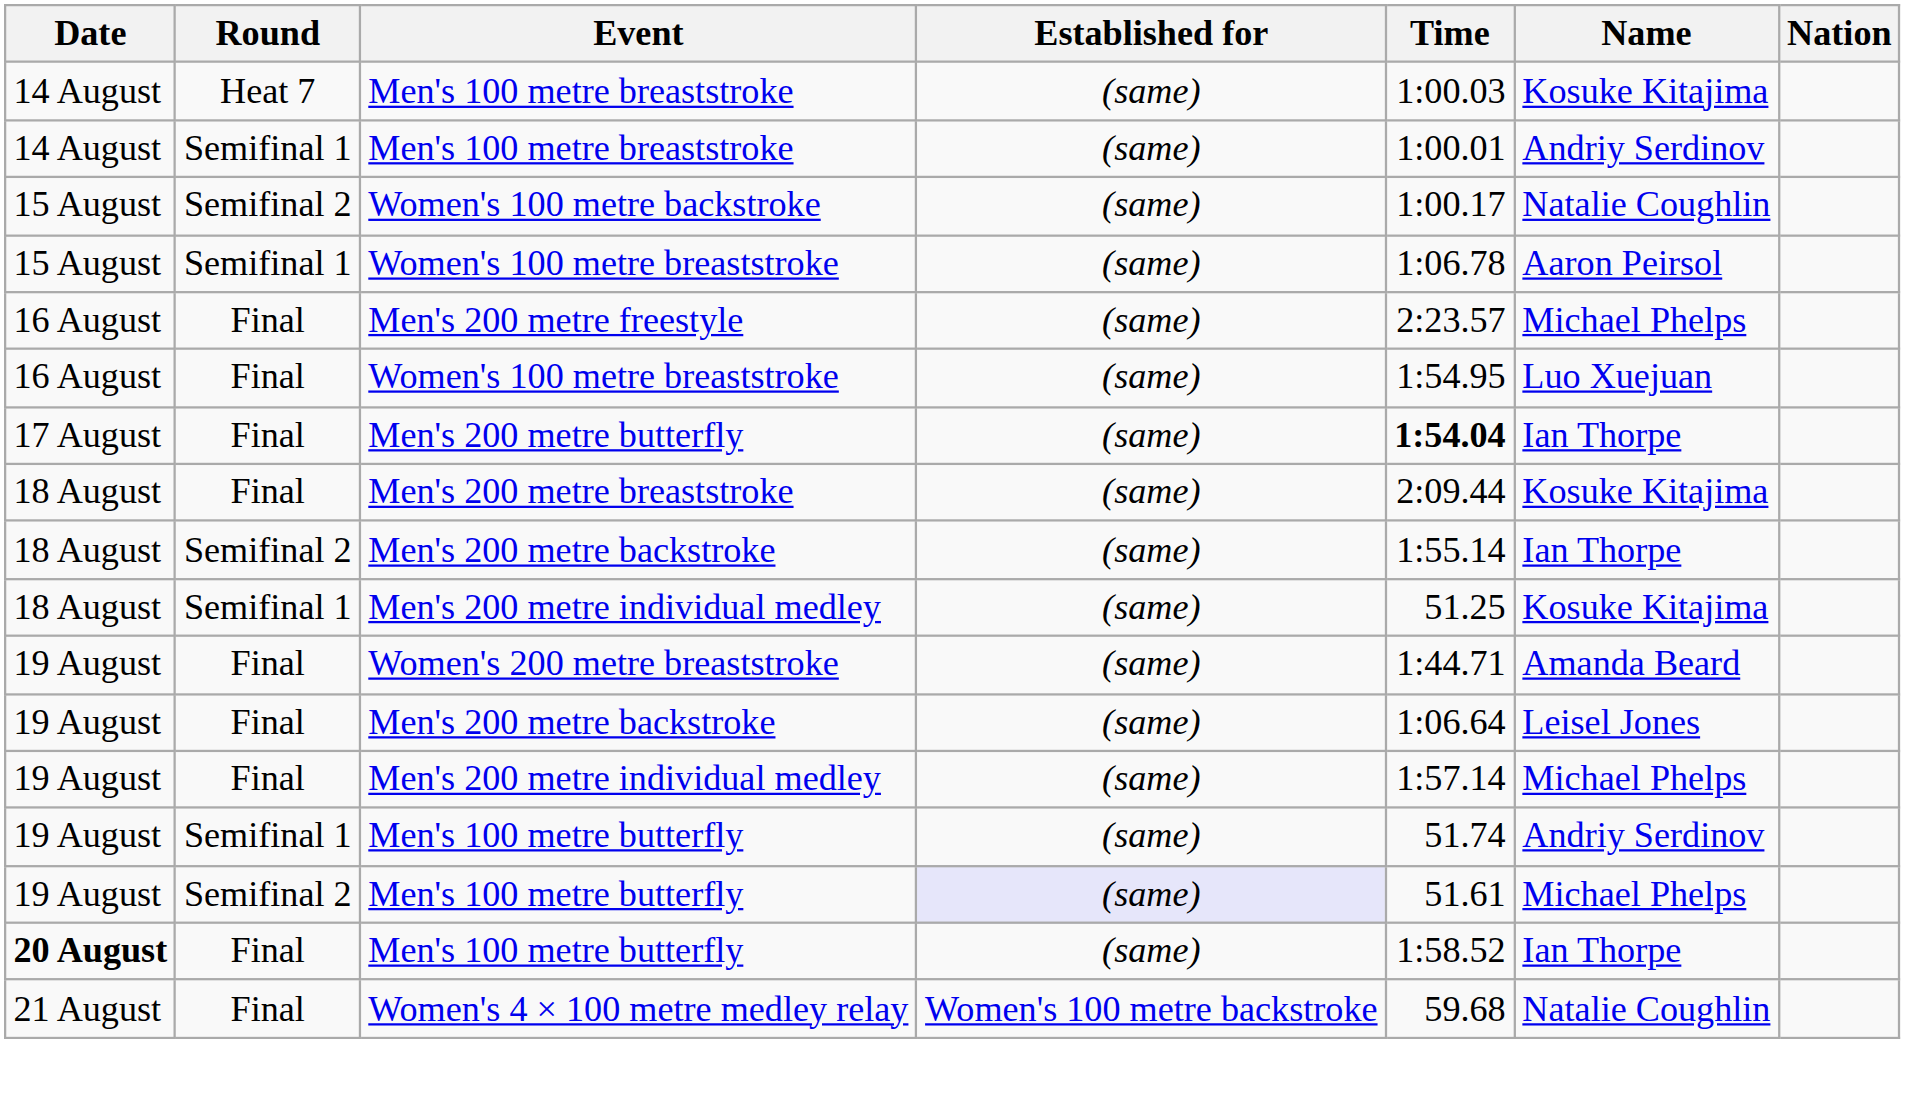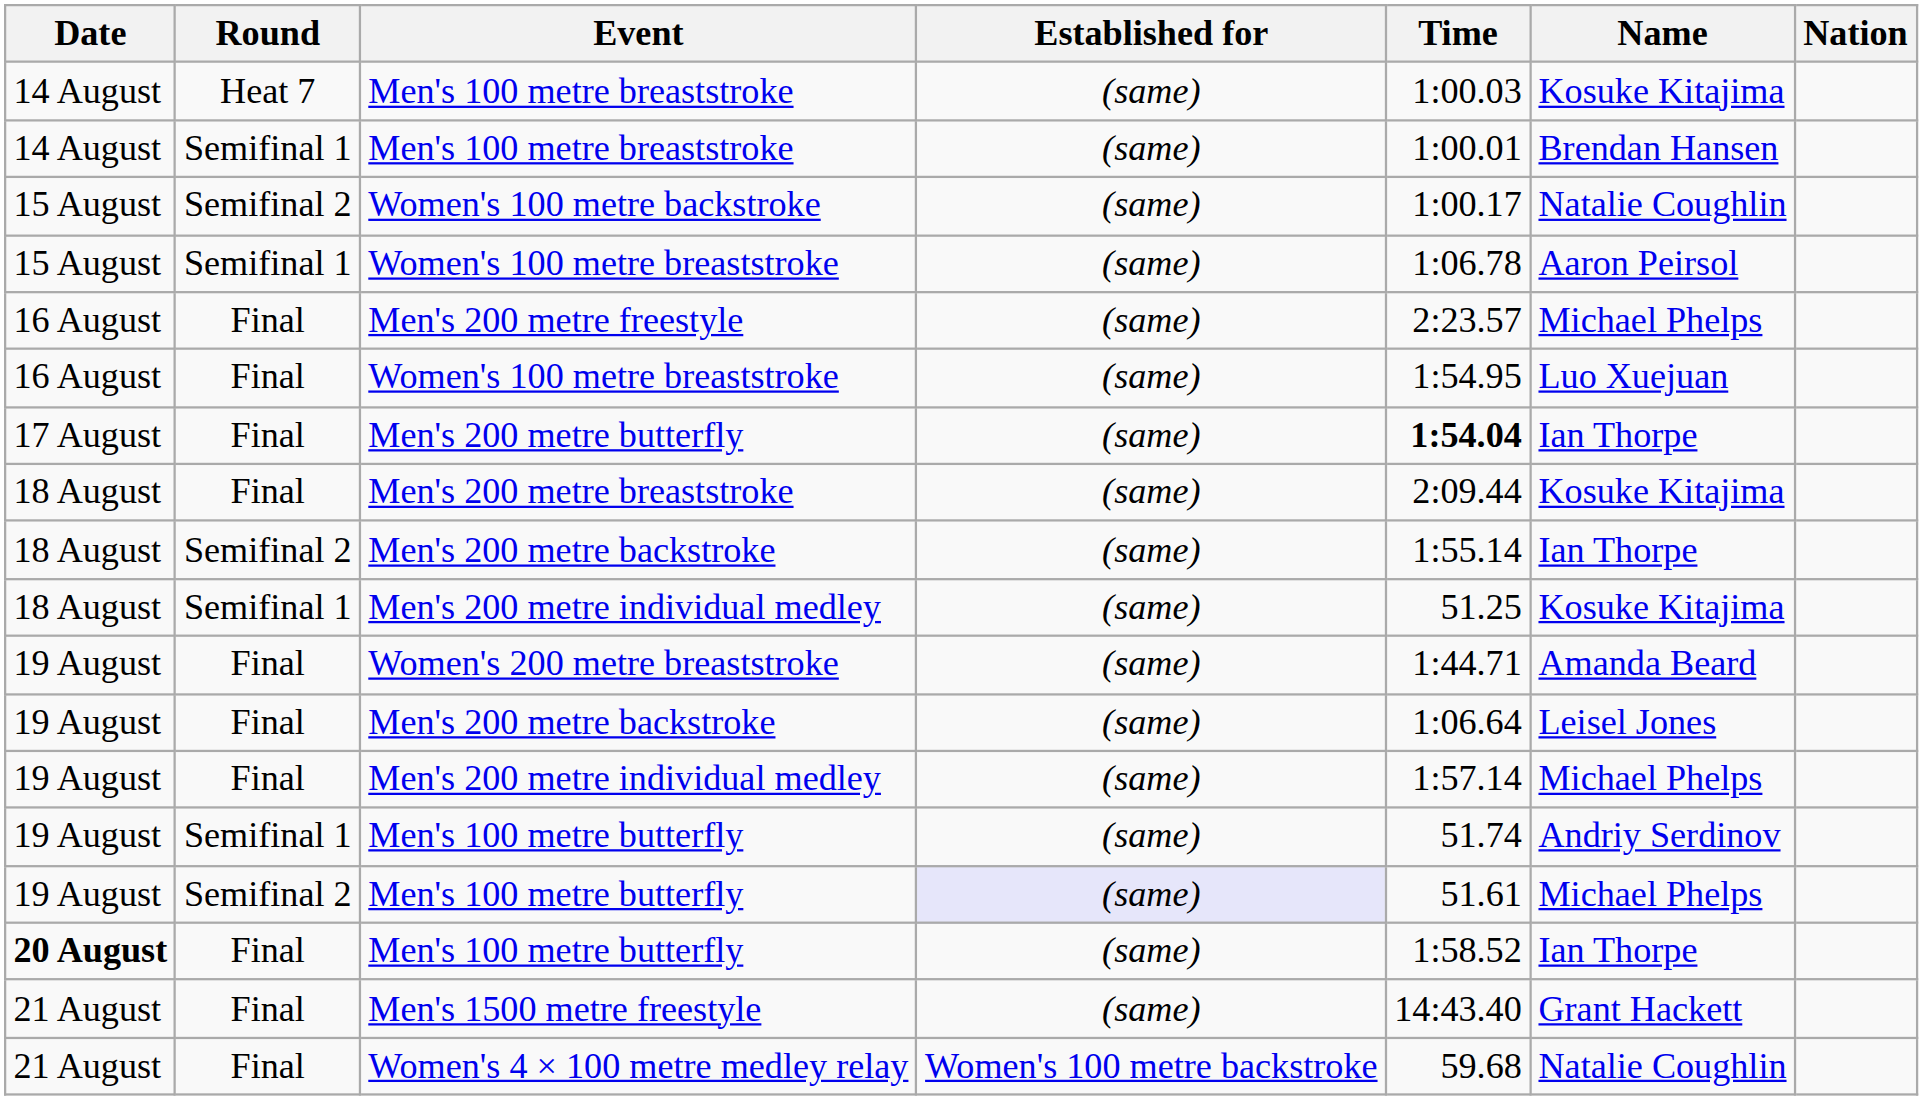(1643, 147) Andriy Serdinov -> (1658, 147) Brendan Hansen
+ row: (268, 1008)
